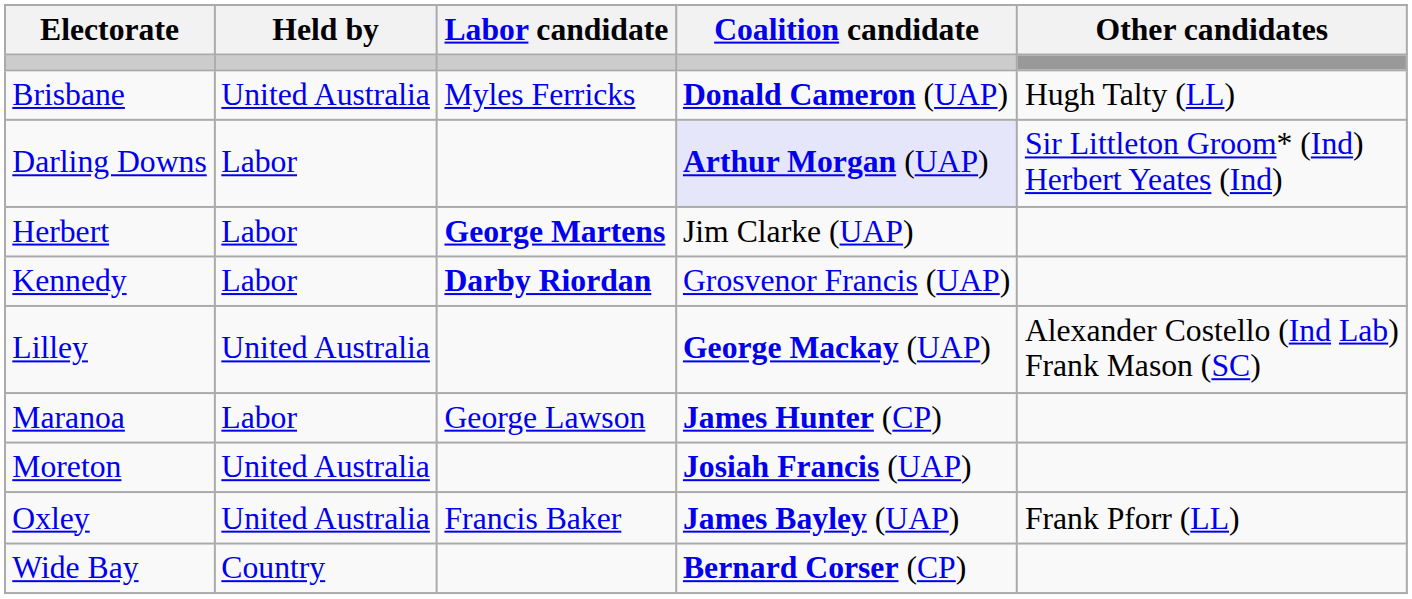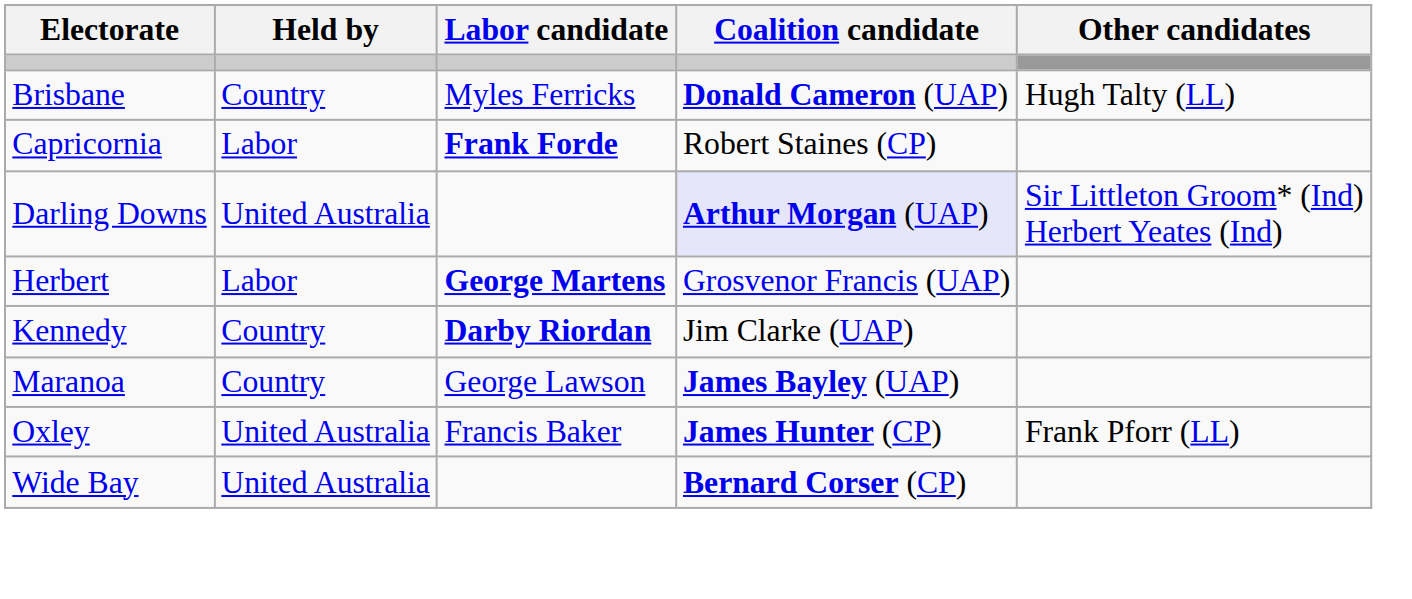(326, 94) United Australia -> (273, 94) Country
+ row: (87, 144)
(259, 162) Labor -> (326, 212) United Australia
(798, 230) Jim Clarke (UAP) -> (847, 280) Grosvenor Francis (UAP)
(259, 280) Labor -> (273, 331) Country
(847, 280) Grosvenor Francis (UAP) -> (798, 331) Jim Clarke (UAP)
- row: (50, 348)
(259, 416) Labor -> (273, 381) Country
(812, 416) James Hunter (CP) -> (821, 381) James Bayley (UAP)
- row: (67, 467)
(821, 517) James Bayley (UAP) -> (812, 431) James Hunter (CP)
(273, 567) Country -> (326, 481) United Australia
